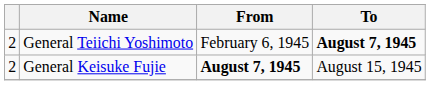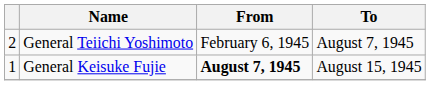(366, 42) bold -> (365, 42) normal
(12, 67) 2 -> (12, 67) 1
